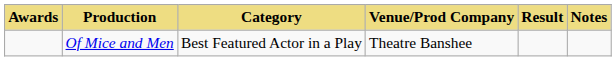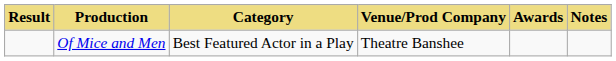columns swapped: (33, 17) <-> (542, 17)
